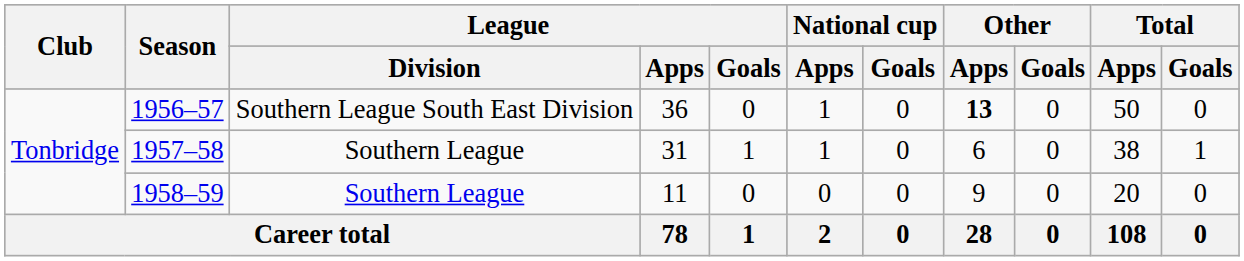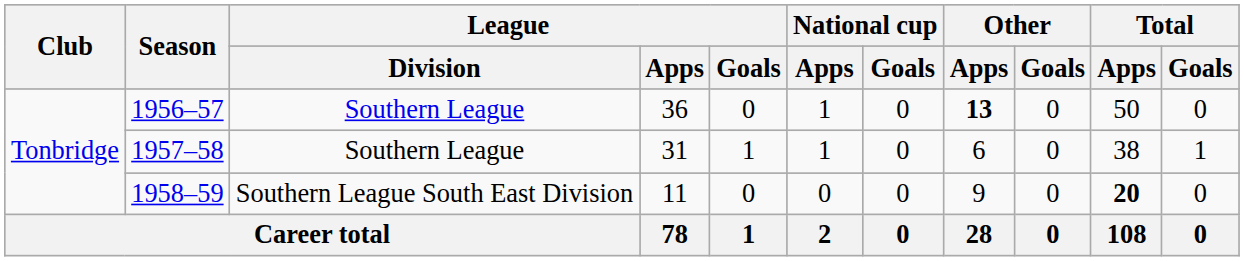(434, 109) Southern League South East Division -> (434, 109) Southern League
(434, 192) Southern League -> (434, 192) Southern League South East Division
(1127, 192) normal -> (1127, 192) bold
